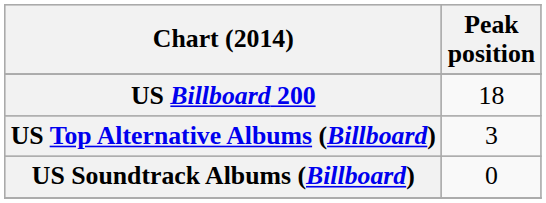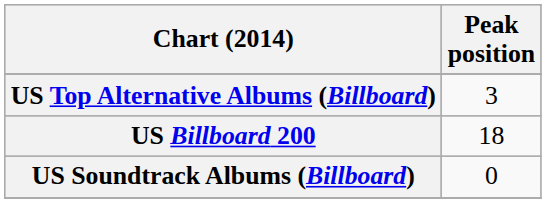rows swapped: (223, 94) <-> (223, 135)
